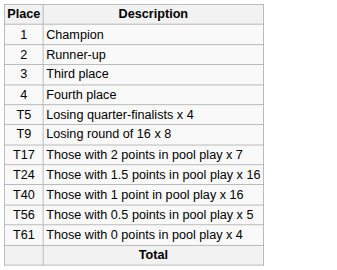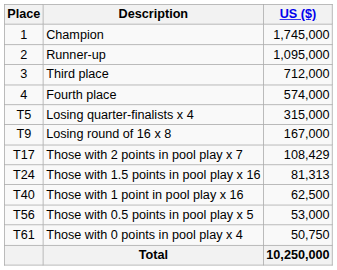+ column: (298, 14)
